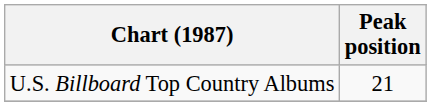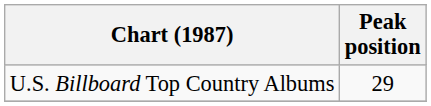(383, 82) 21 -> (383, 82) 29
